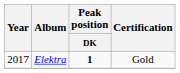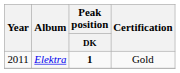(18, 59) 2017 -> (18, 59) 2011
